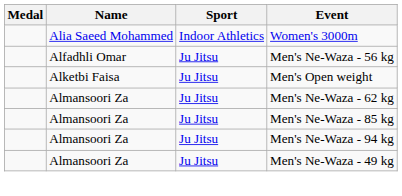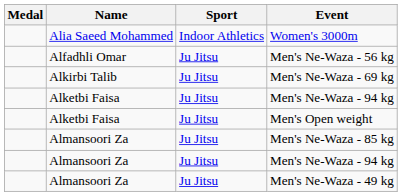+ row: (83, 77)
+ row: (84, 98)
- row: (89, 98)
